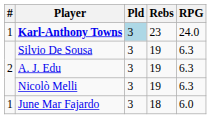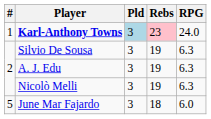(155, 31) no background -> (155, 31) pink background
(10, 104) 1 -> (10, 104) 5
